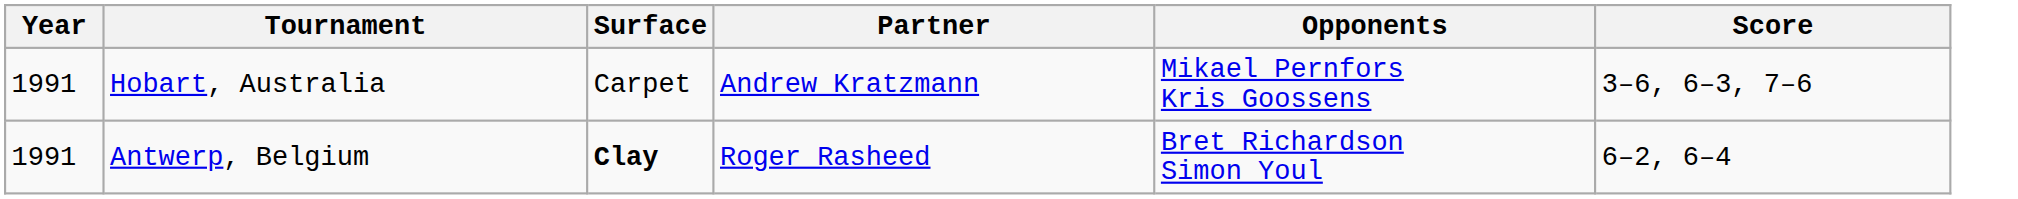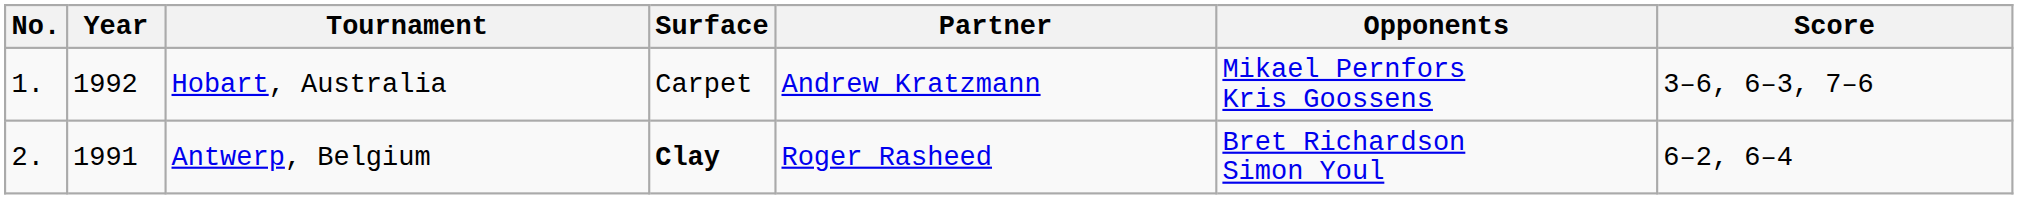+ column: (36, 26)
(44, 84) 1991 -> (105, 84) 1992
